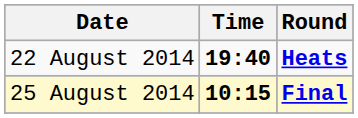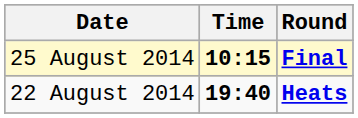rows swapped: (102, 59) <-> (102, 94)
